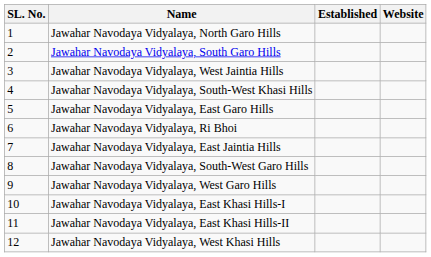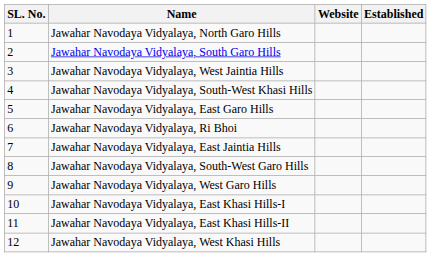columns swapped: (348, 14) <-> (403, 14)
